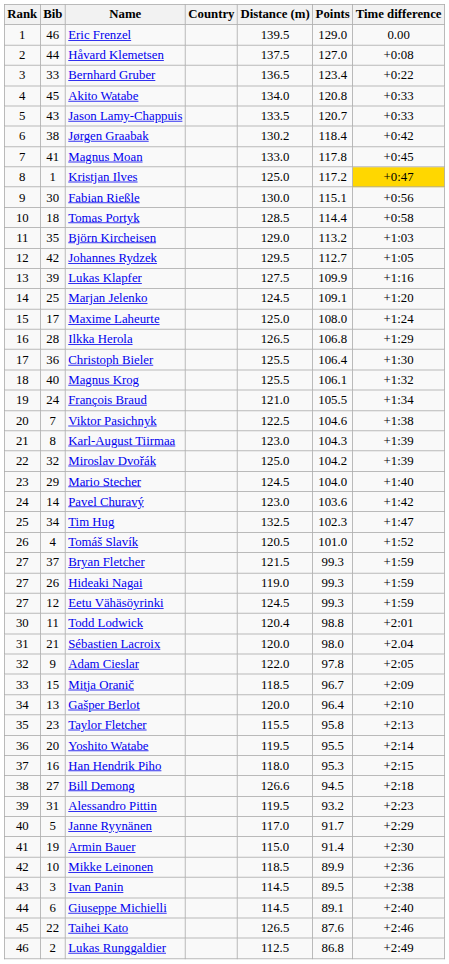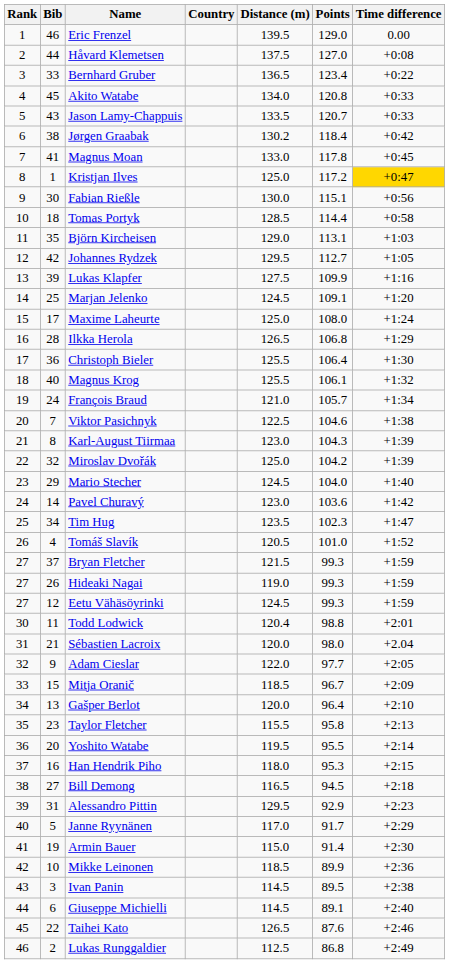(333, 237) 113.2 -> (333, 237) 113.1
(333, 400) 105.5 -> (333, 400) 105.7
(275, 522) 132.5 -> (275, 522) 123.5
(333, 664) 97.8 -> (333, 664) 97.7
(275, 786) 126.6 -> (275, 786) 116.5
(275, 806) 119.5 -> (275, 806) 129.5
(333, 806) 93.2 -> (333, 806) 92.9
